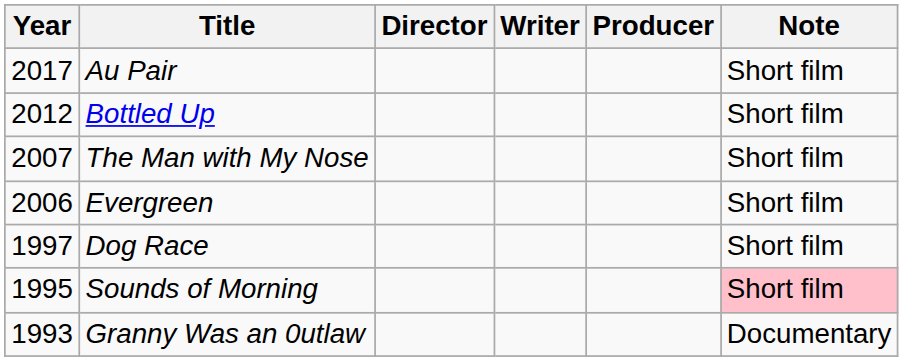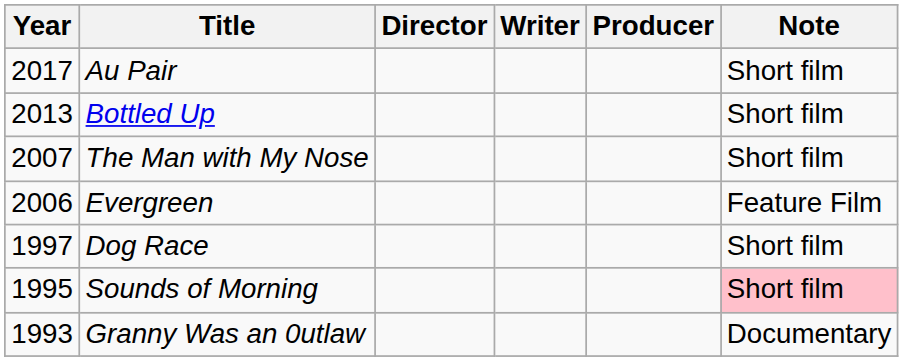(42, 114) 2012 -> (42, 114) 2013
(785, 202) Short film -> (804, 202) Feature Film
